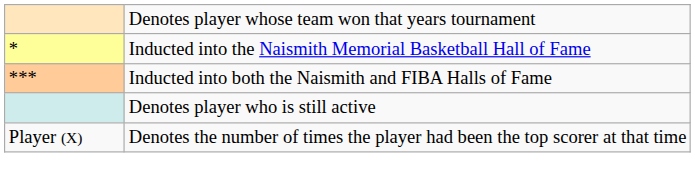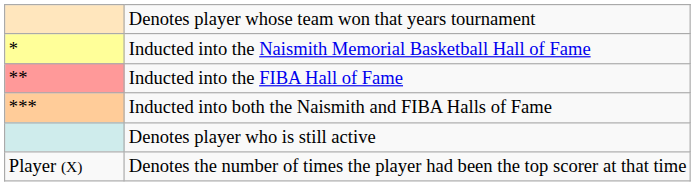+ row: (266, 78)
